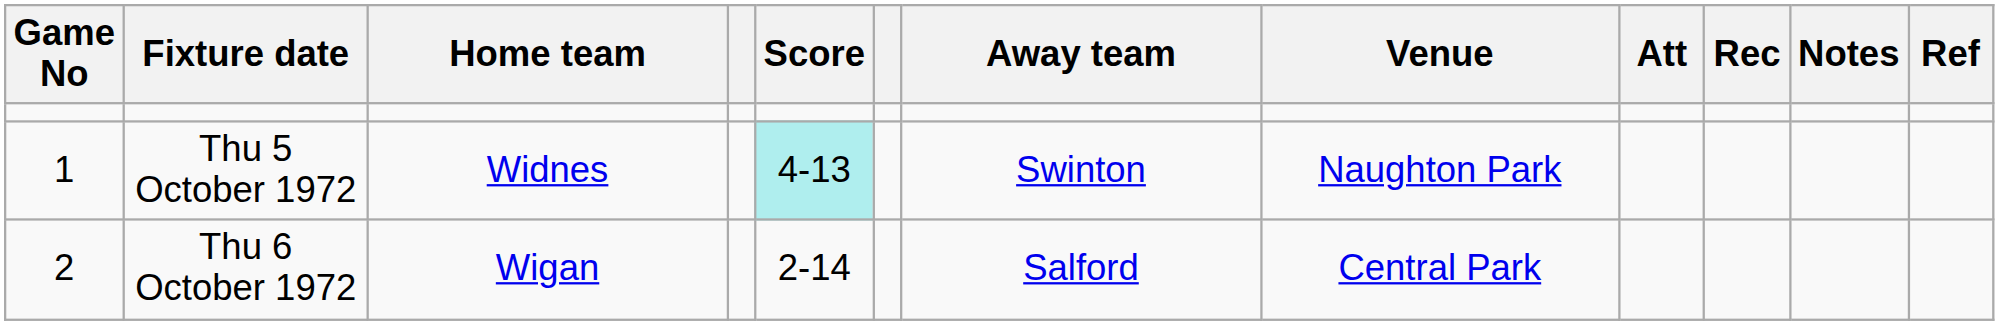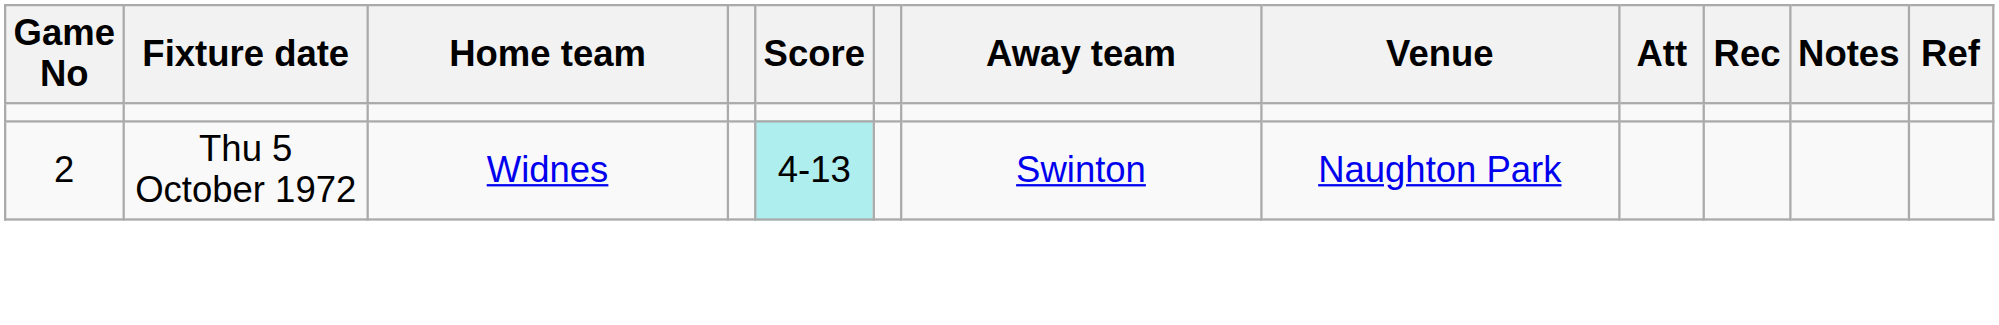(64, 169) 1 -> (64, 169) 2
- row: (246, 268)
